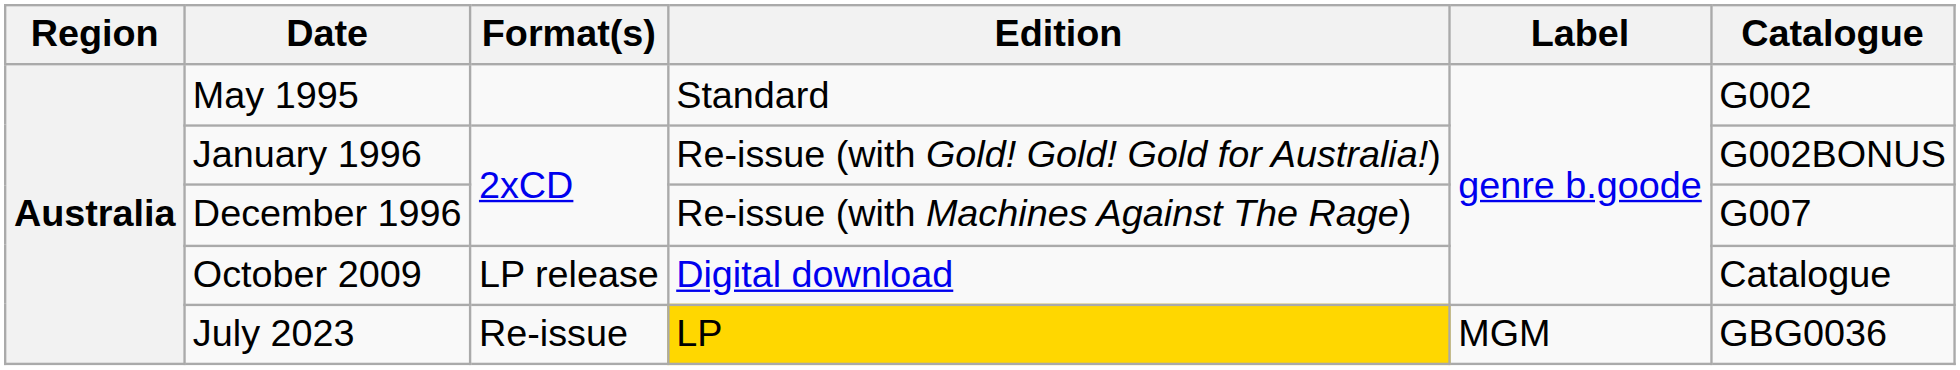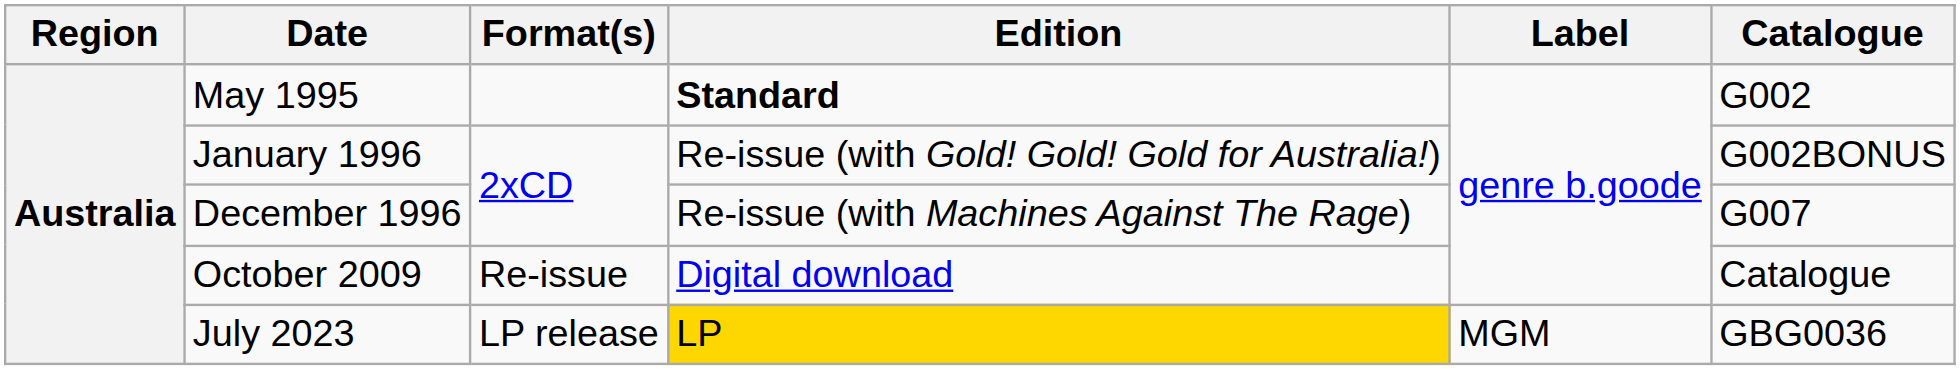(753, 94) normal -> (758, 94) bold
(569, 273) LP release -> (553, 273) Re-issue
(553, 333) Re-issue -> (569, 333) LP release
